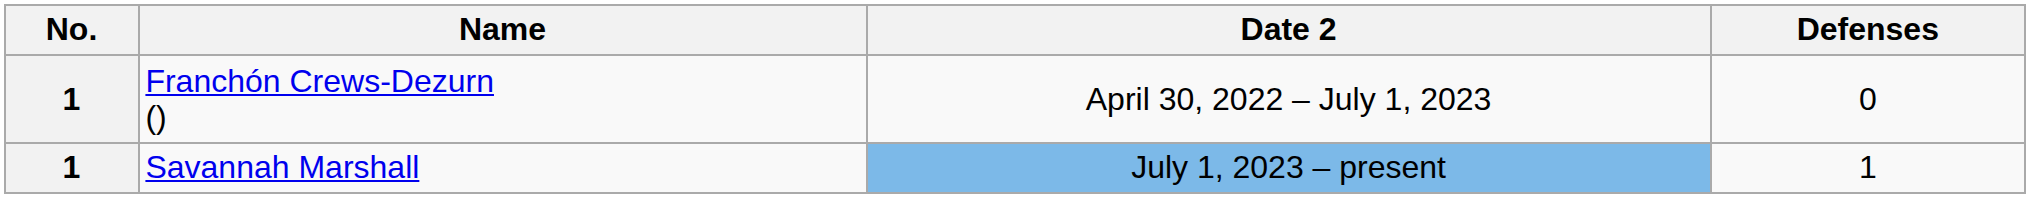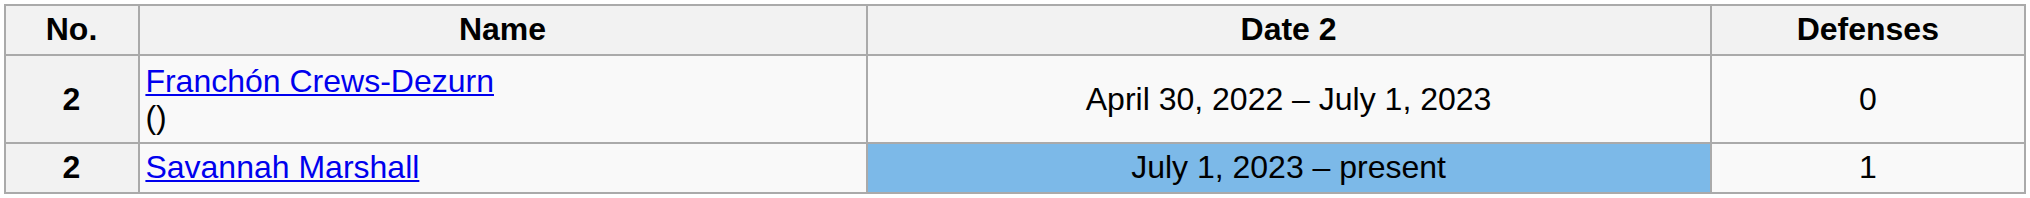(72, 98) 1 -> (72, 98) 2
(72, 167) 1 -> (72, 167) 2
